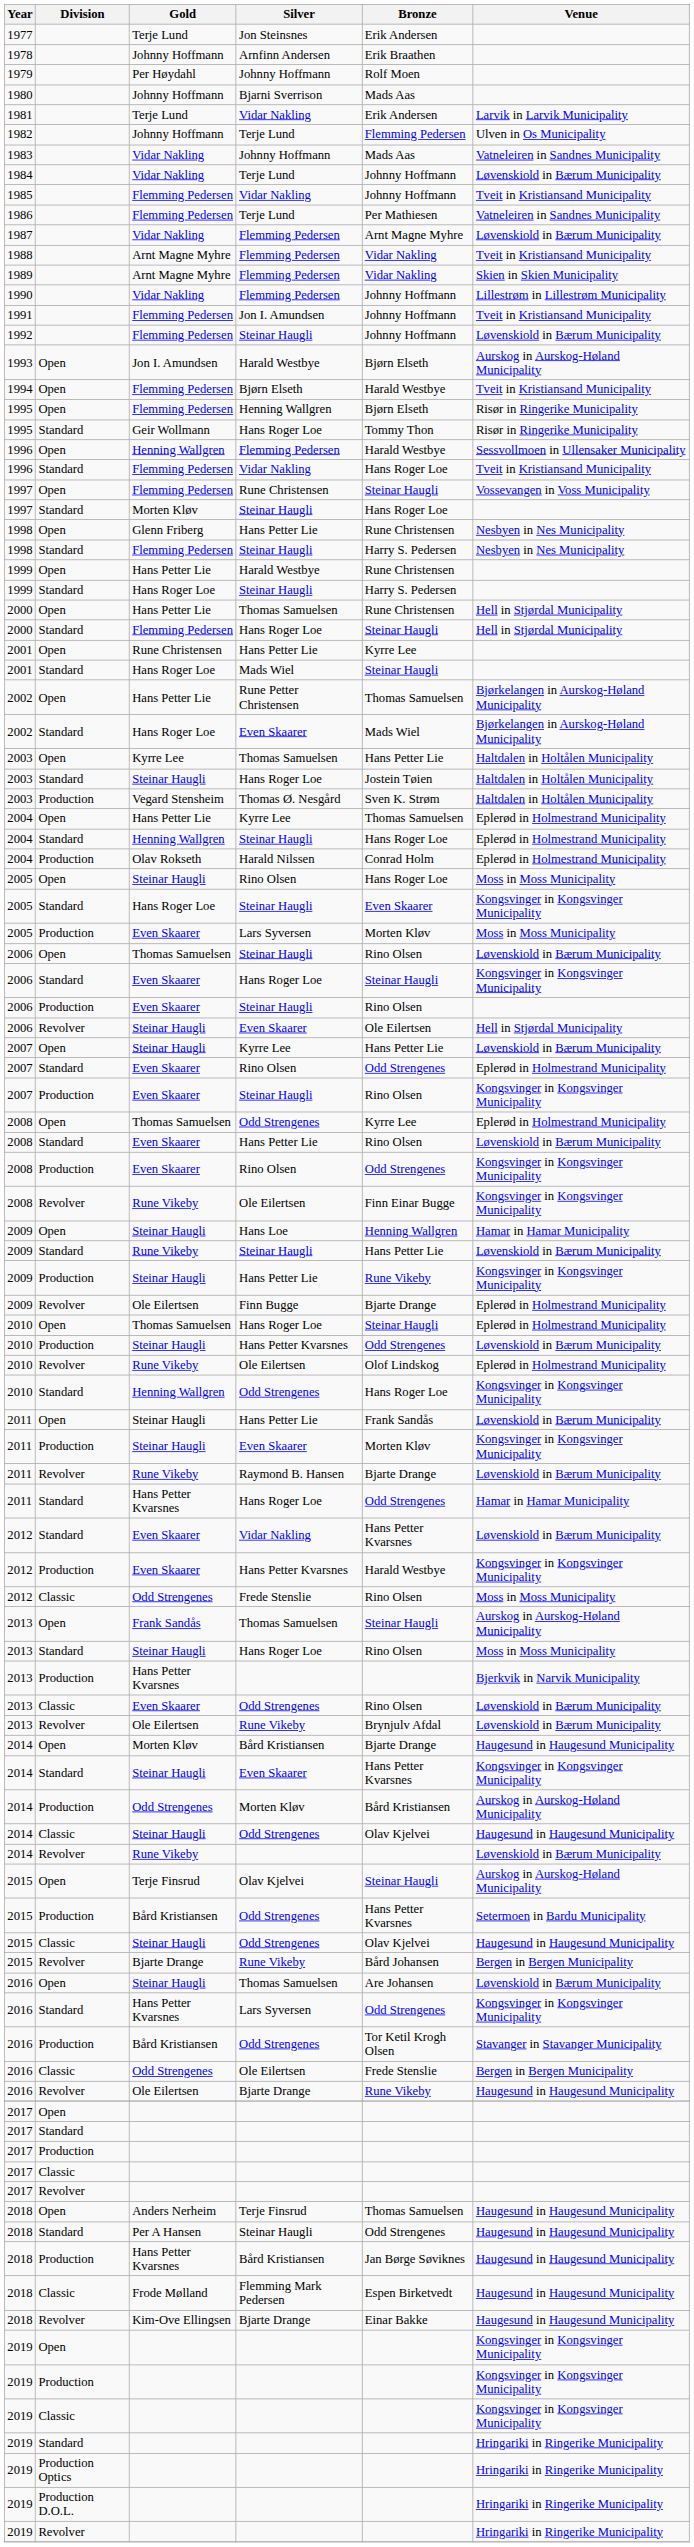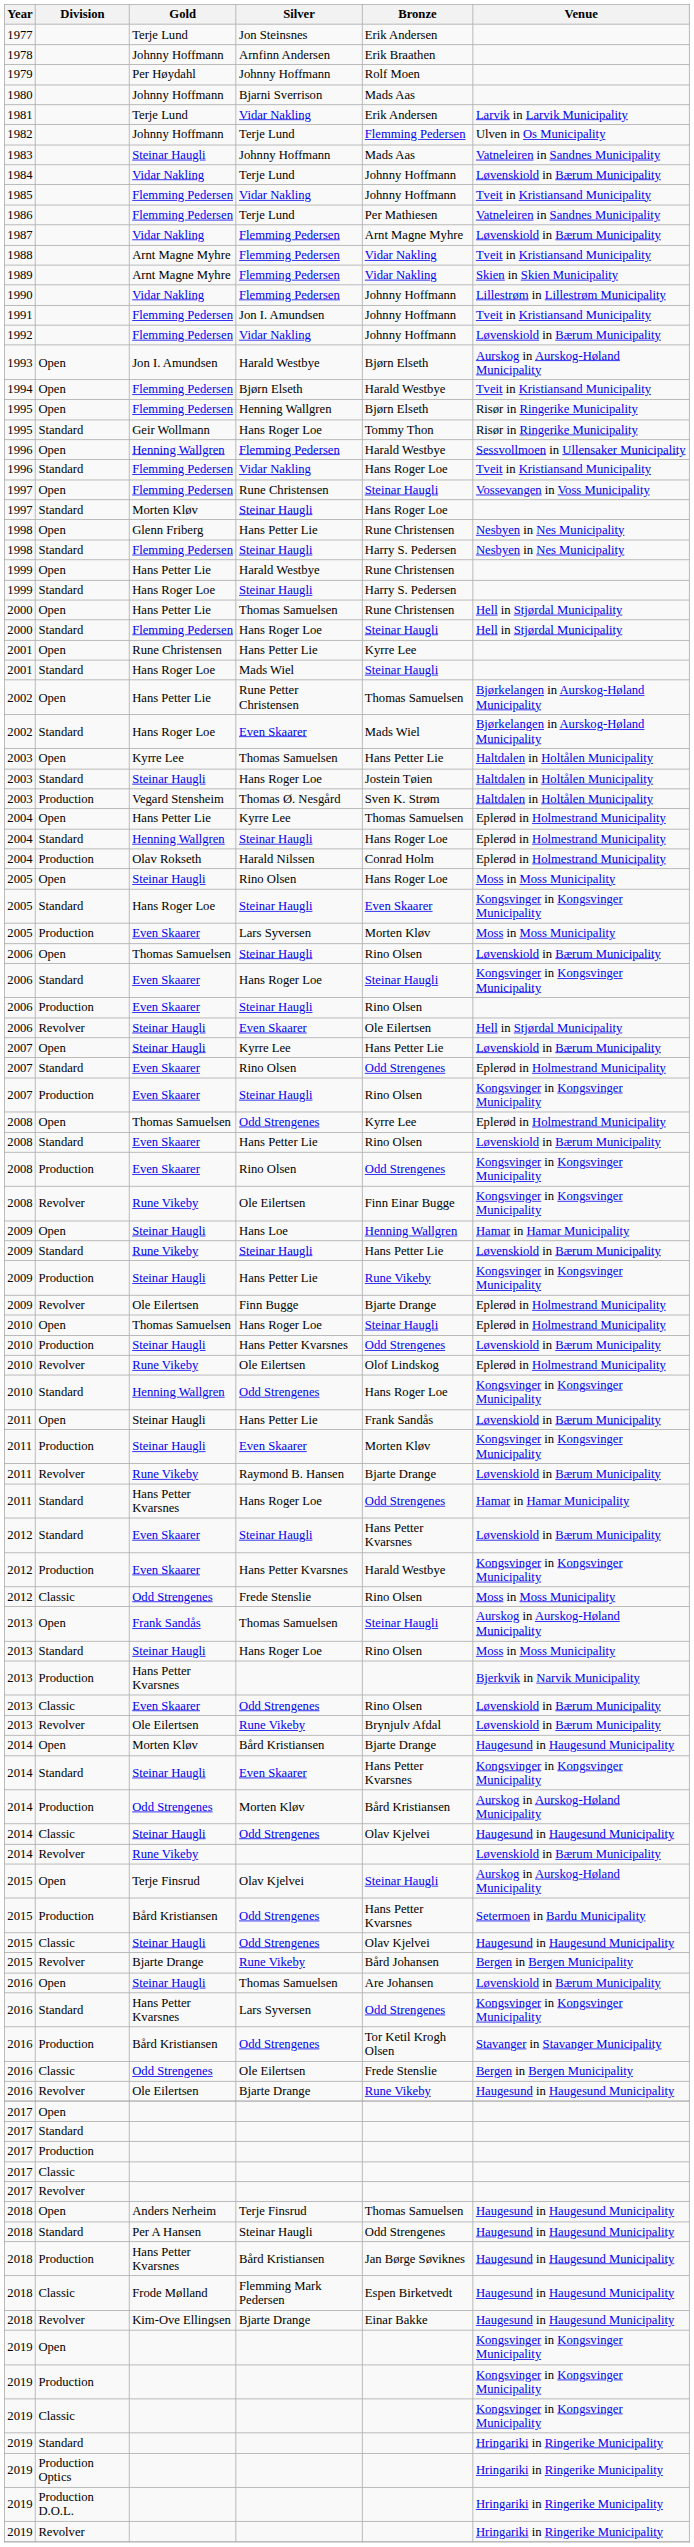(168, 154) Vidar Nakling -> (169, 154) Steinar Haugli
(276, 335) Steinar Haugli -> (275, 335) Vidar Nakling
(275, 1535) Vidar Nakling -> (276, 1535) Steinar Haugli
